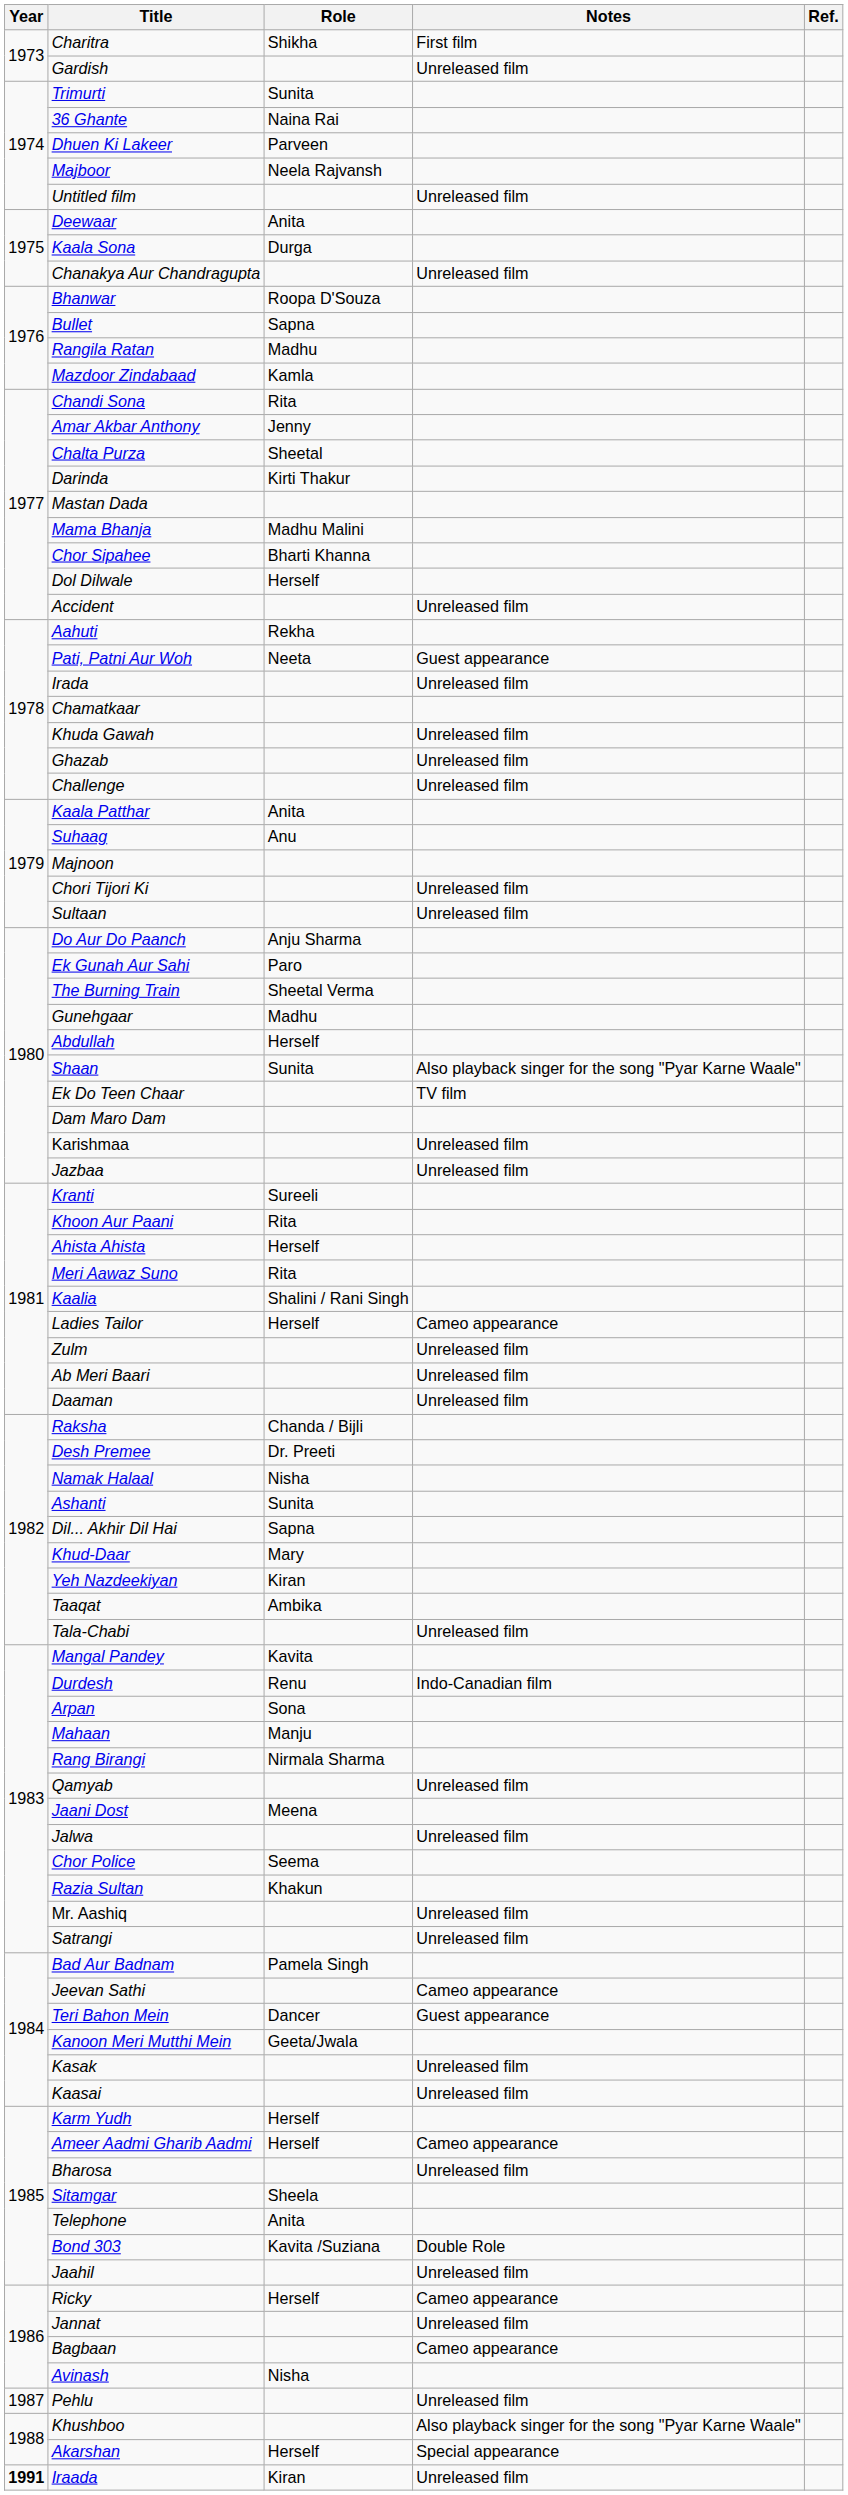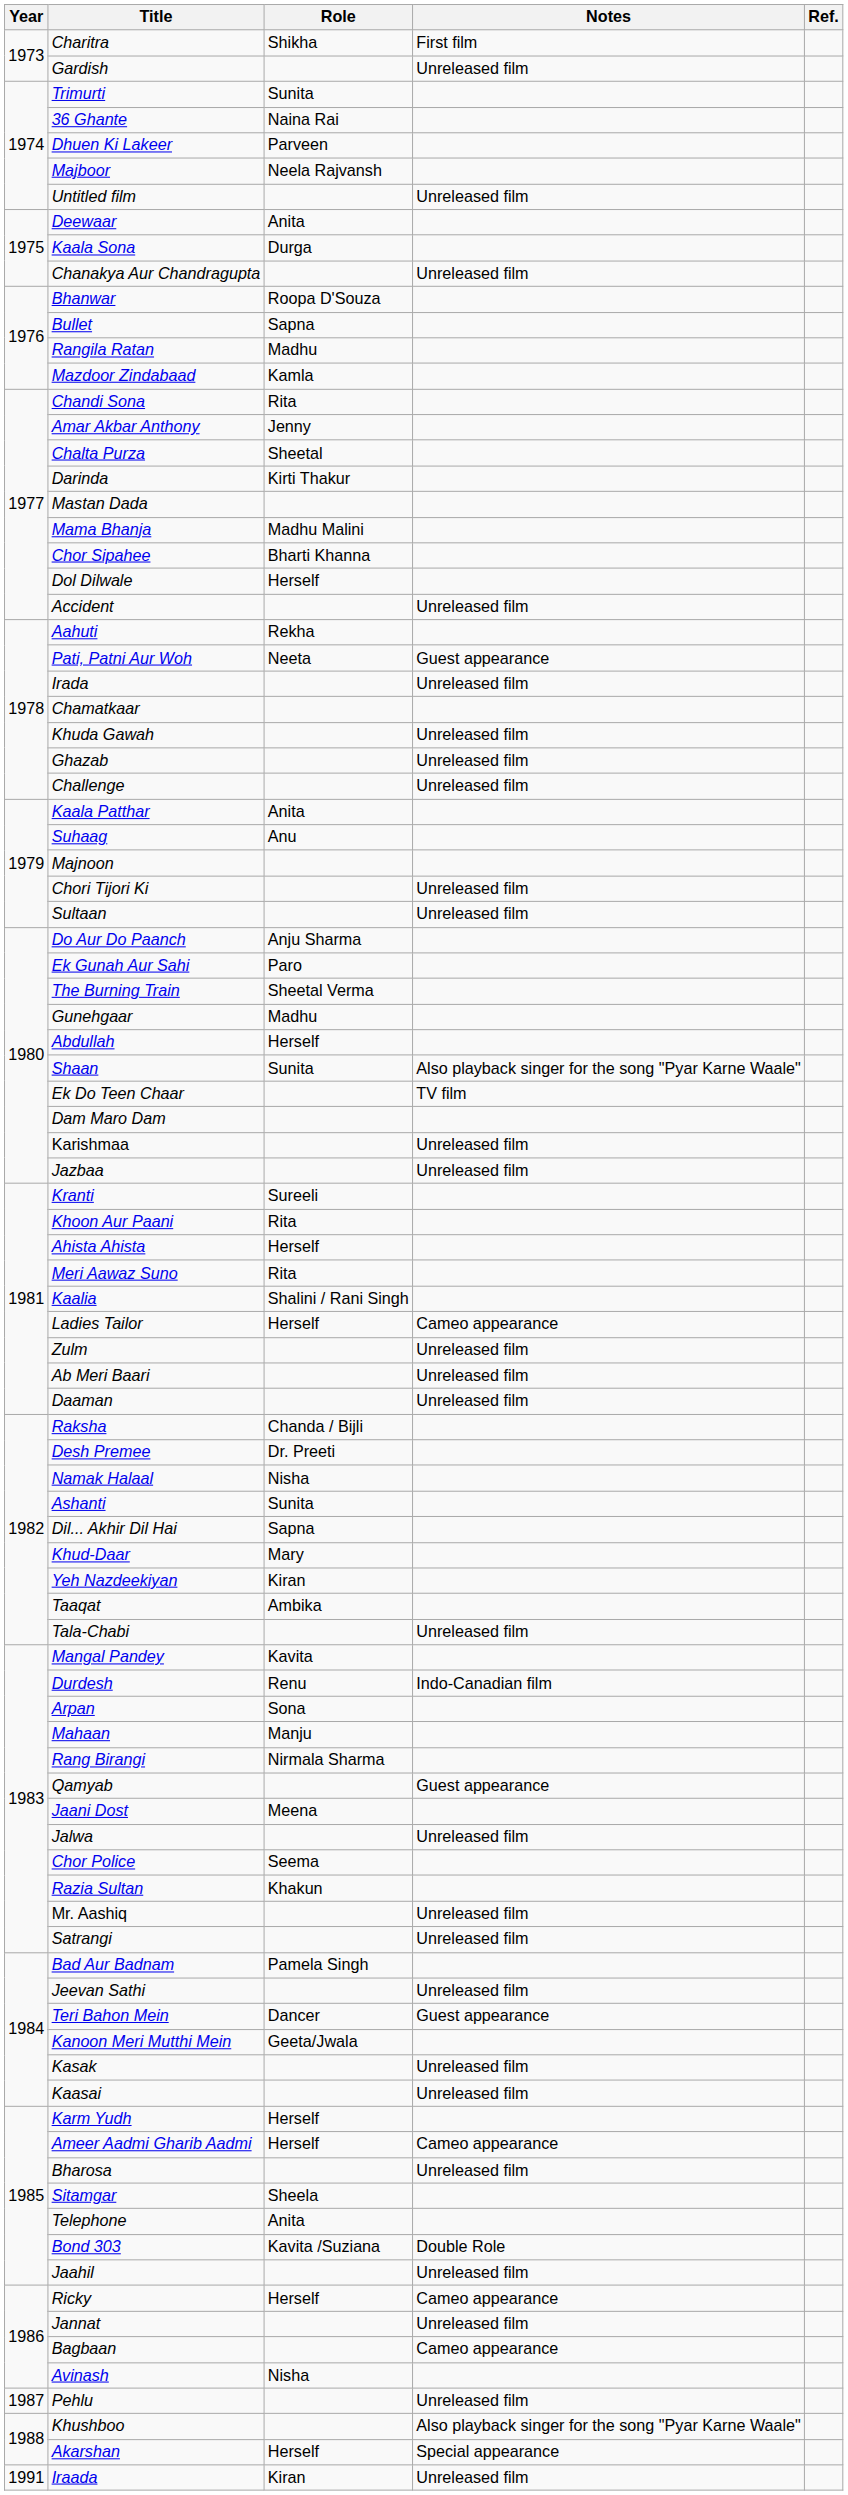(472, 1785) Unreleased film -> (483, 1785) Guest appearance
(487, 1990) Cameo appearance -> (472, 1990) Unreleased film
(26, 2477) bold -> (26, 2477) normal
